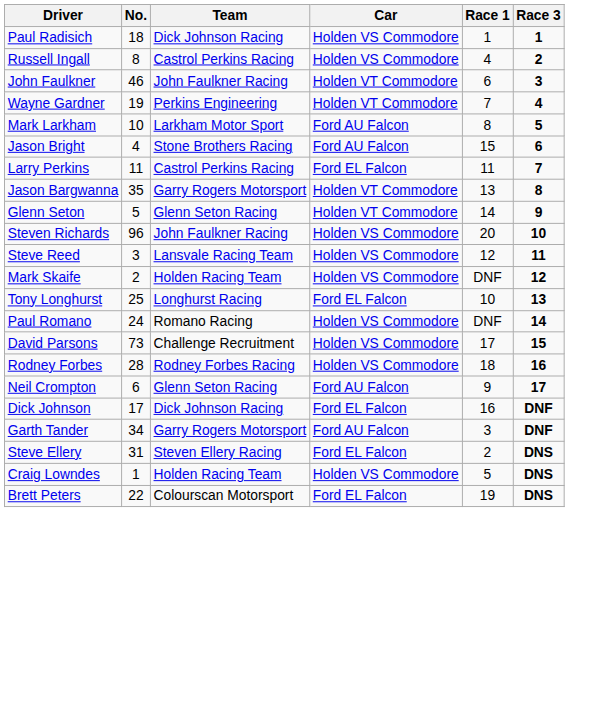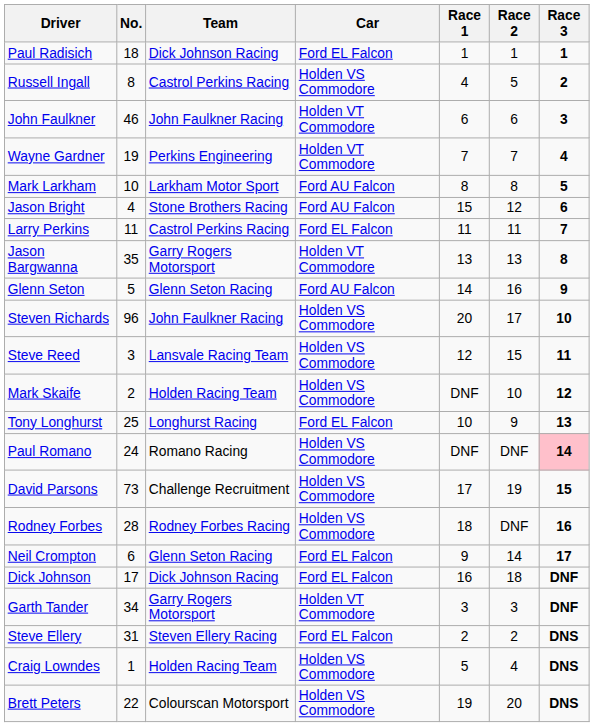+ column: (514, 23)
(386, 38) Holden VS Commodore -> (346, 53) Ford EL Falcon
(385, 212) Holden VT Commodore -> (347, 289) Ford AU Falcon
(538, 322) no background -> (564, 452) pink background
(361, 387) Ford AU Falcon -> (346, 556) Ford EL Falcon
(361, 431) Ford AU Falcon -> (337, 607) Holden VT Commodore
(360, 496) Ford EL Falcon -> (337, 704) Holden VS Commodore
